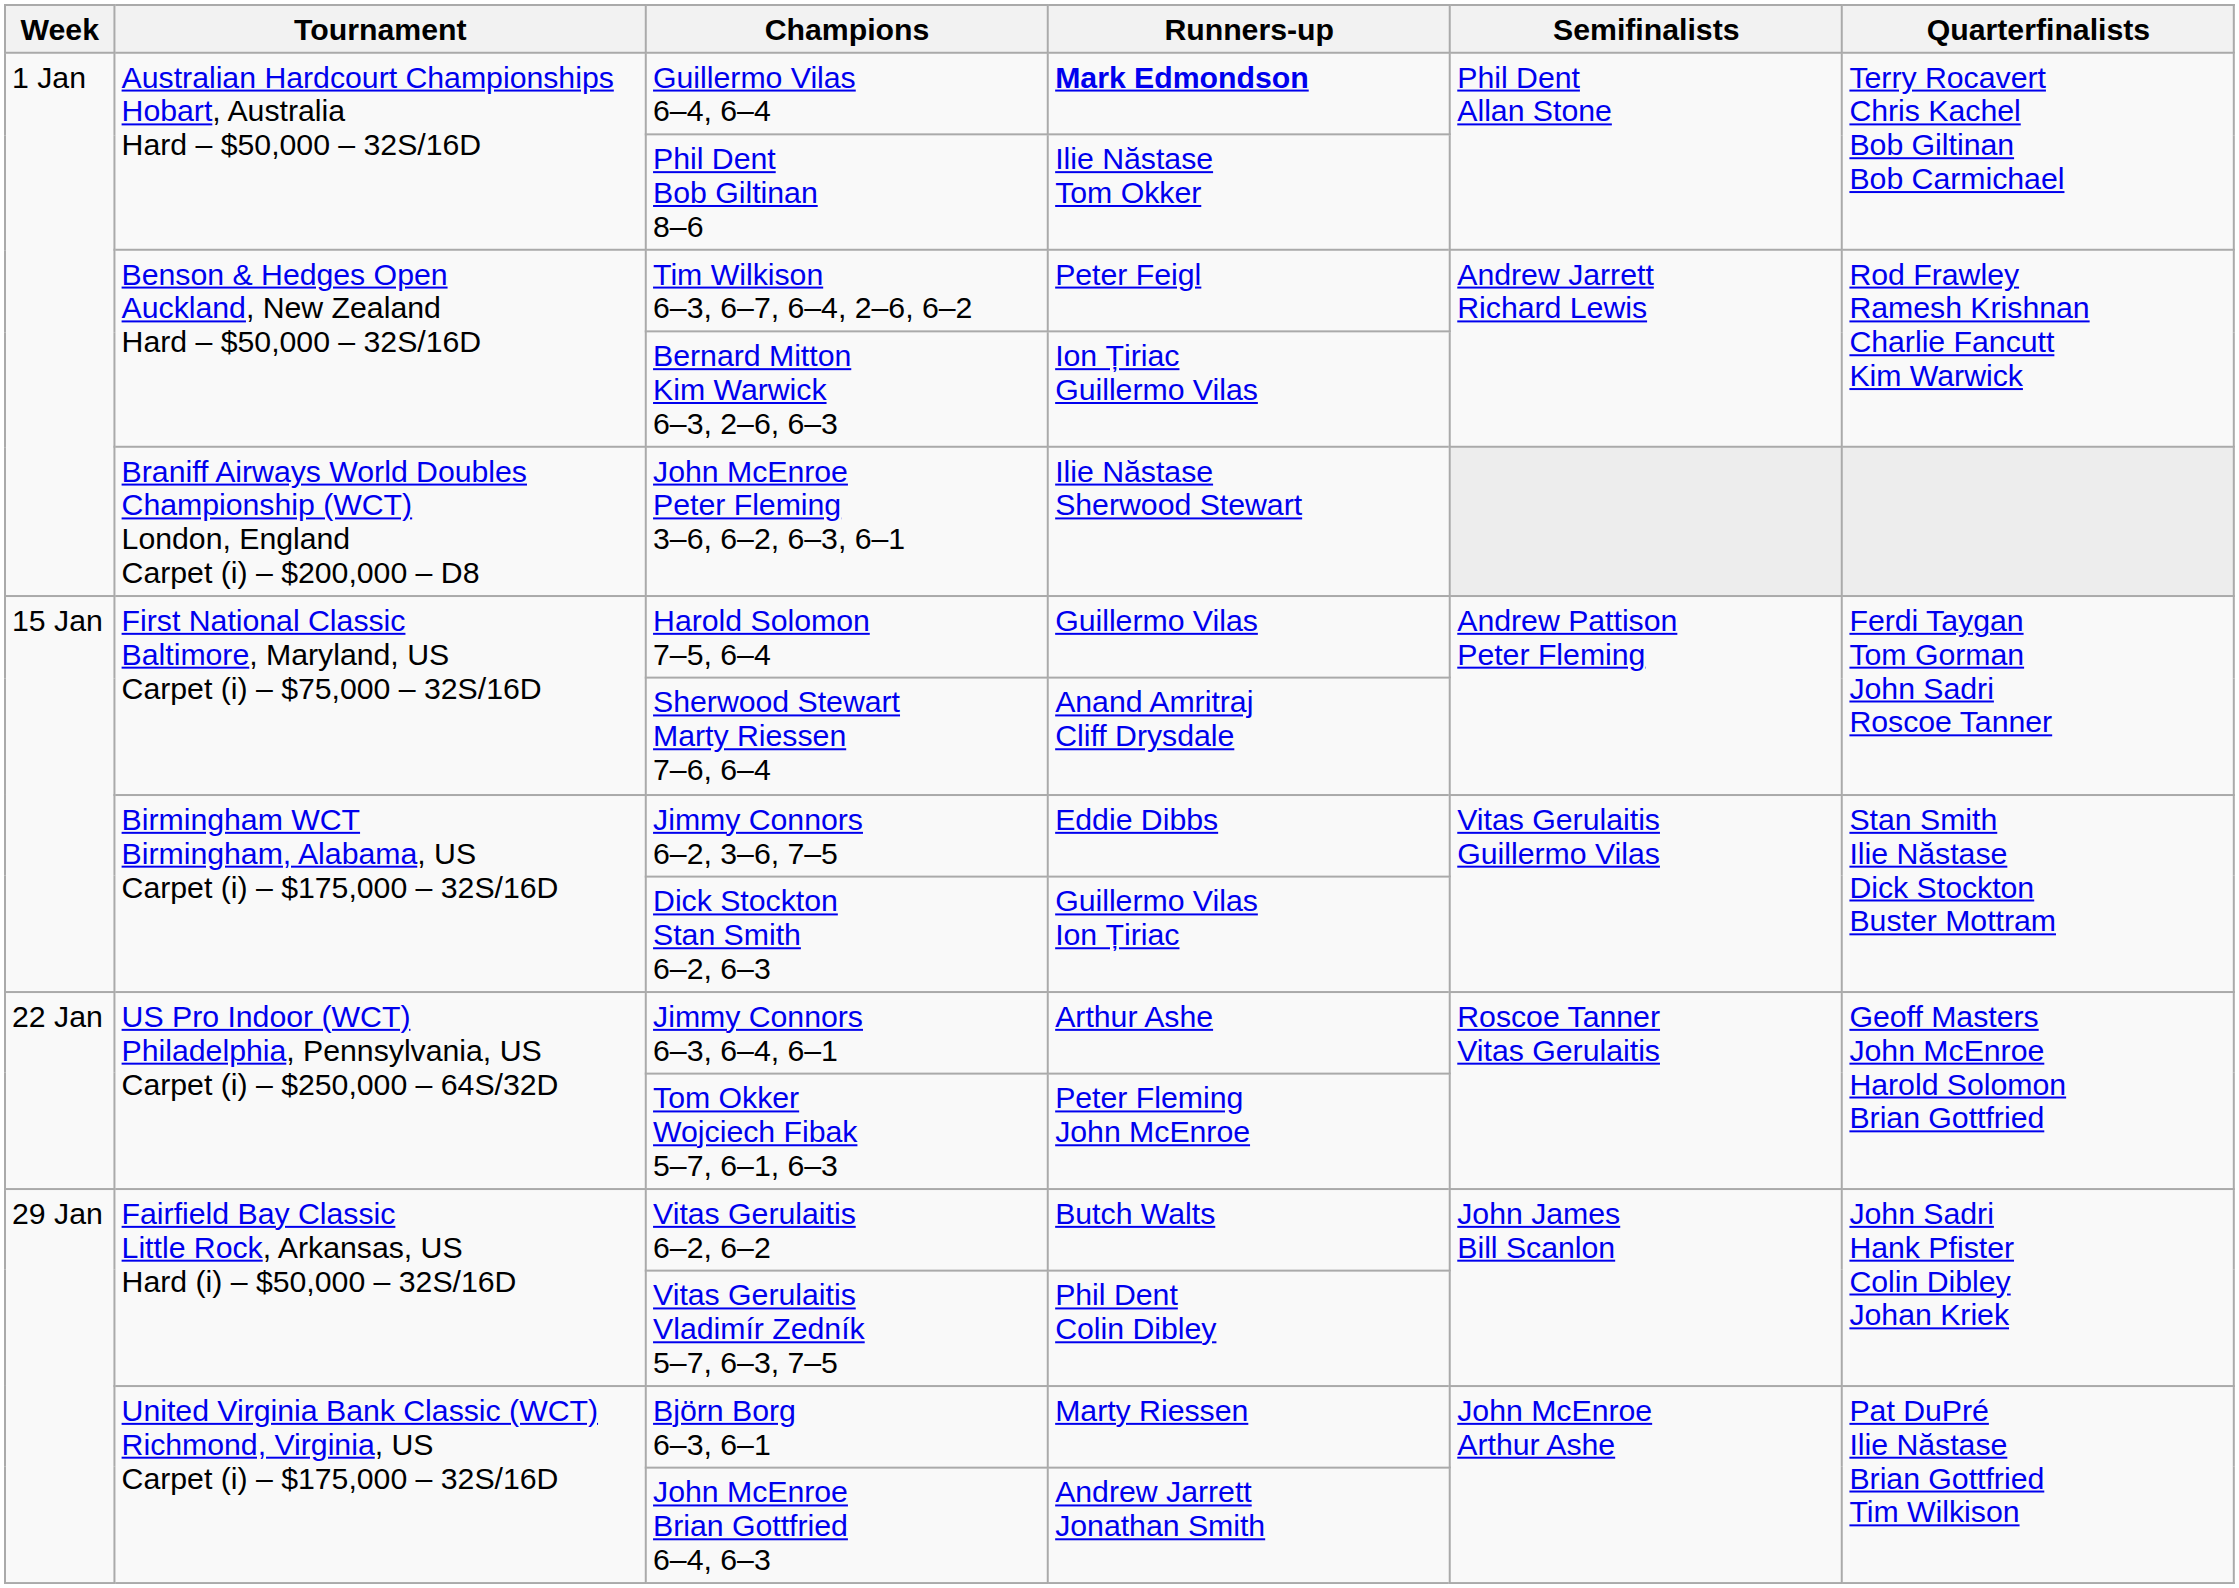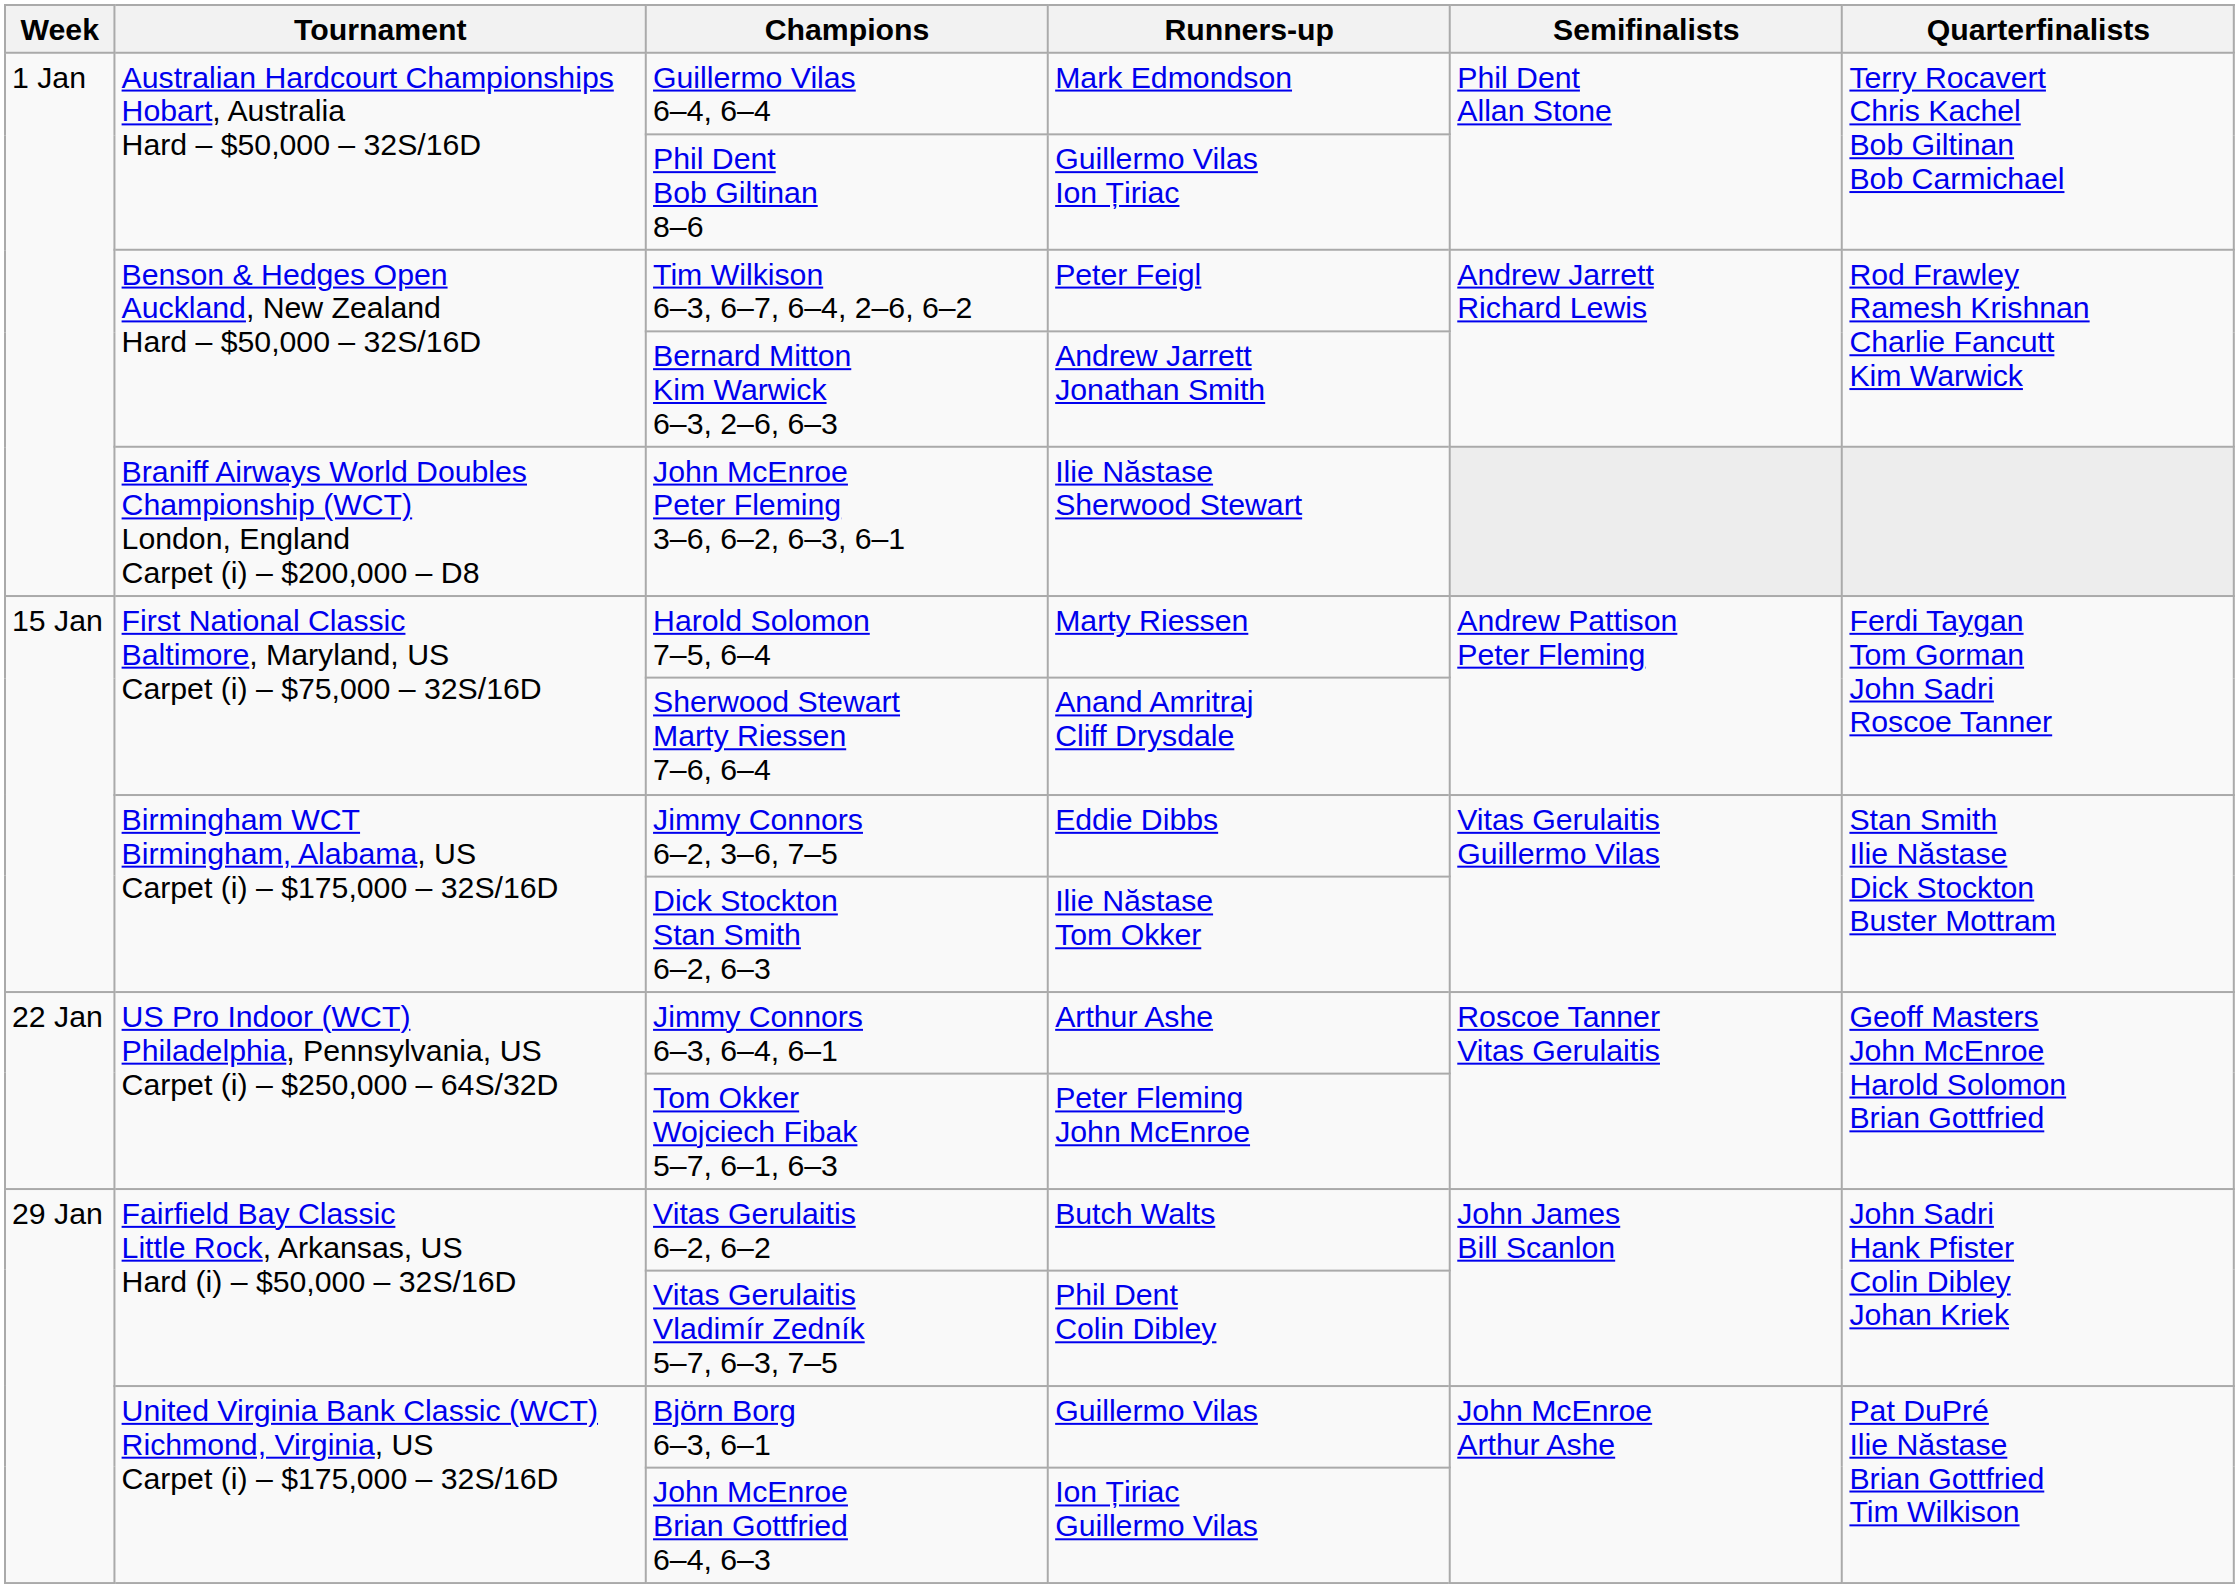(1182, 77) bold -> (1174, 77) normal
(1134, 176) Ilie Năstase Tom Okker -> (1157, 176) Guillermo Vilas Ion Țiriac
(1157, 373) Ion Țiriac Guillermo Vilas -> (1160, 373) Andrew Jarrett Jonathan Smith
(1157, 621) Guillermo Vilas -> (1152, 621) Marty Riessen
(1157, 917) Guillermo Vilas Ion Țiriac -> (1134, 917) Ilie Năstase Tom Okker
(1152, 1410) Marty Riessen -> (1157, 1410) Guillermo Vilas
(1160, 1509) Andrew Jarrett Jonathan Smith -> (1157, 1509) Ion Țiriac Guillermo Vilas
